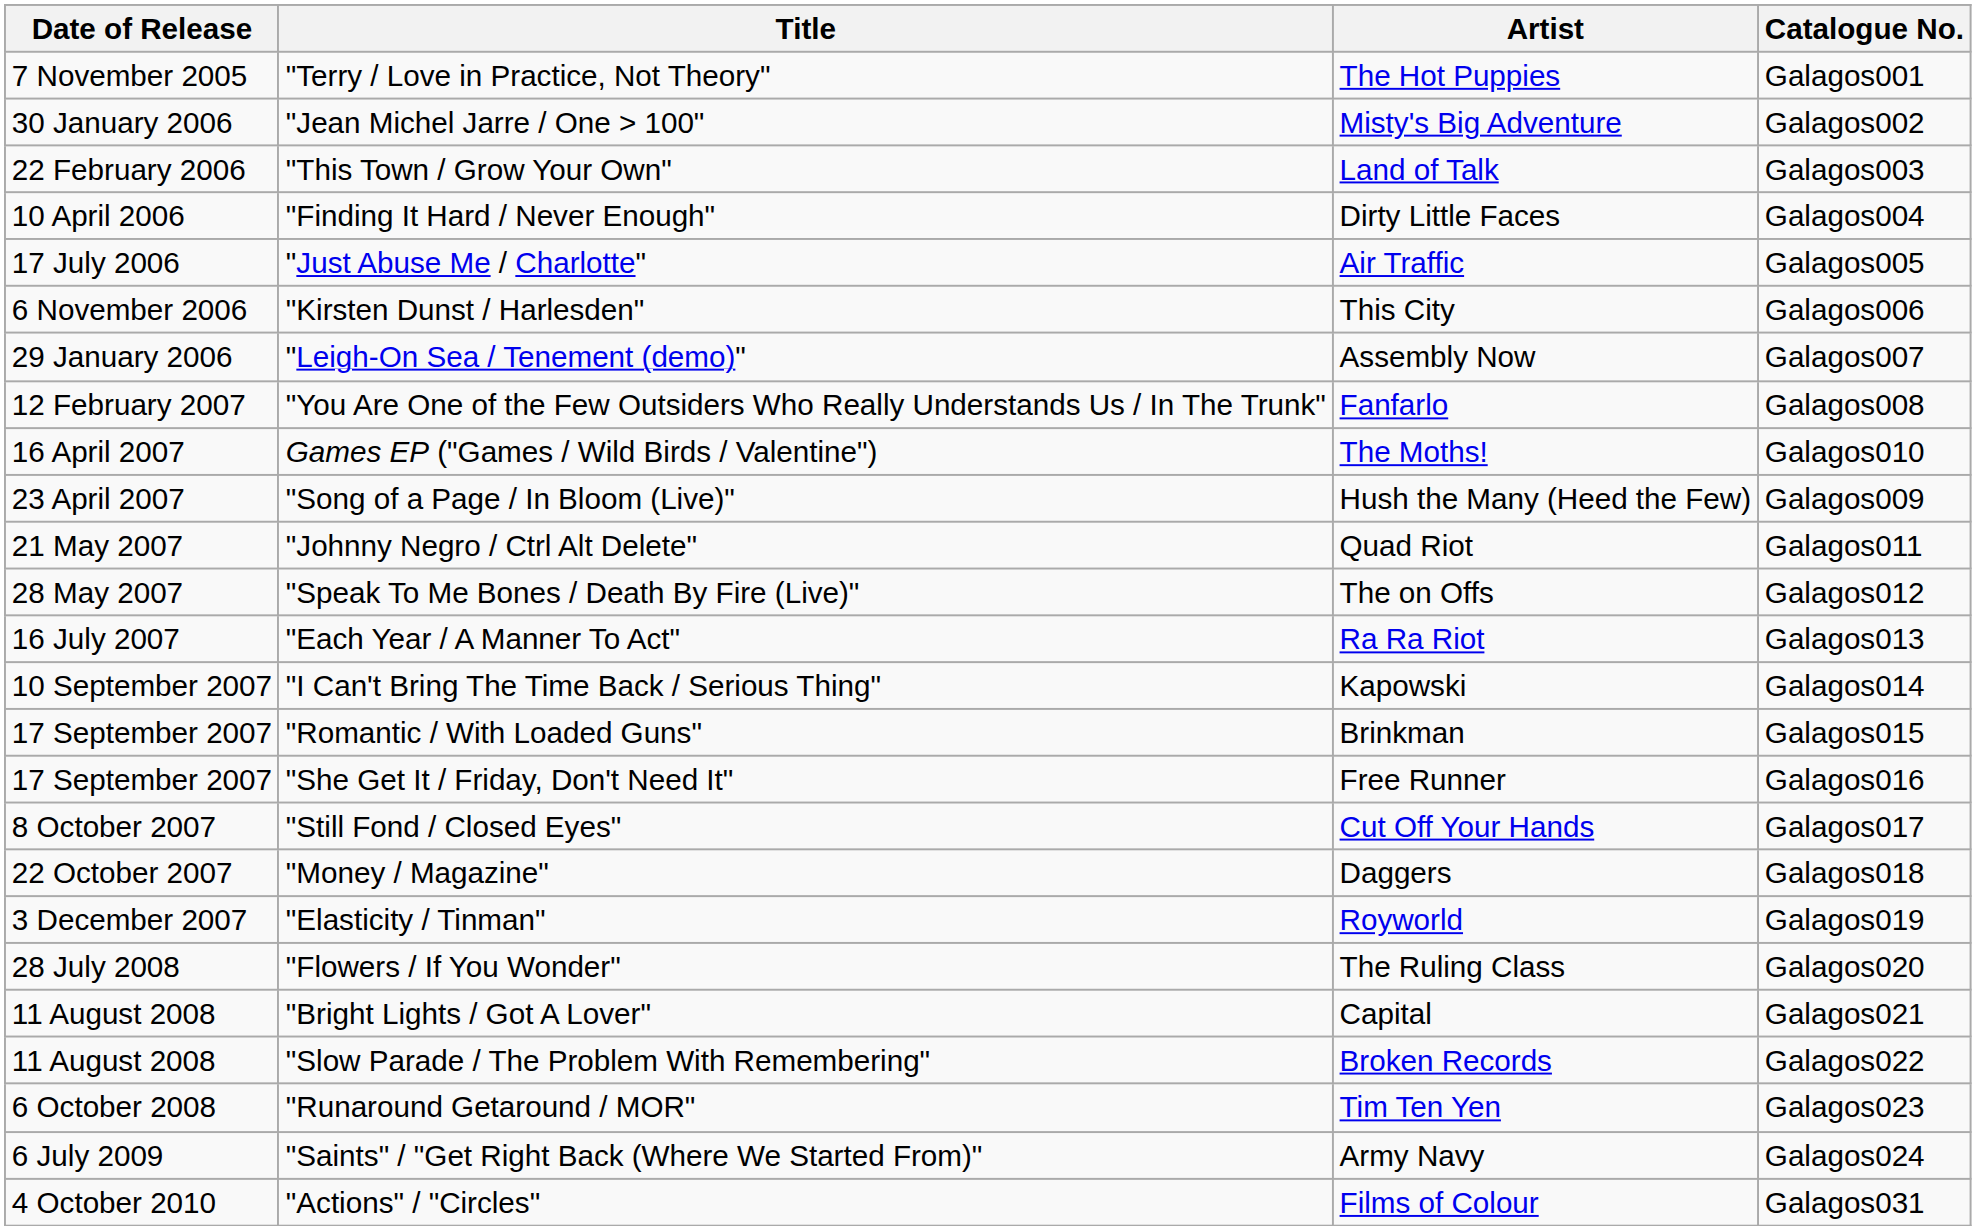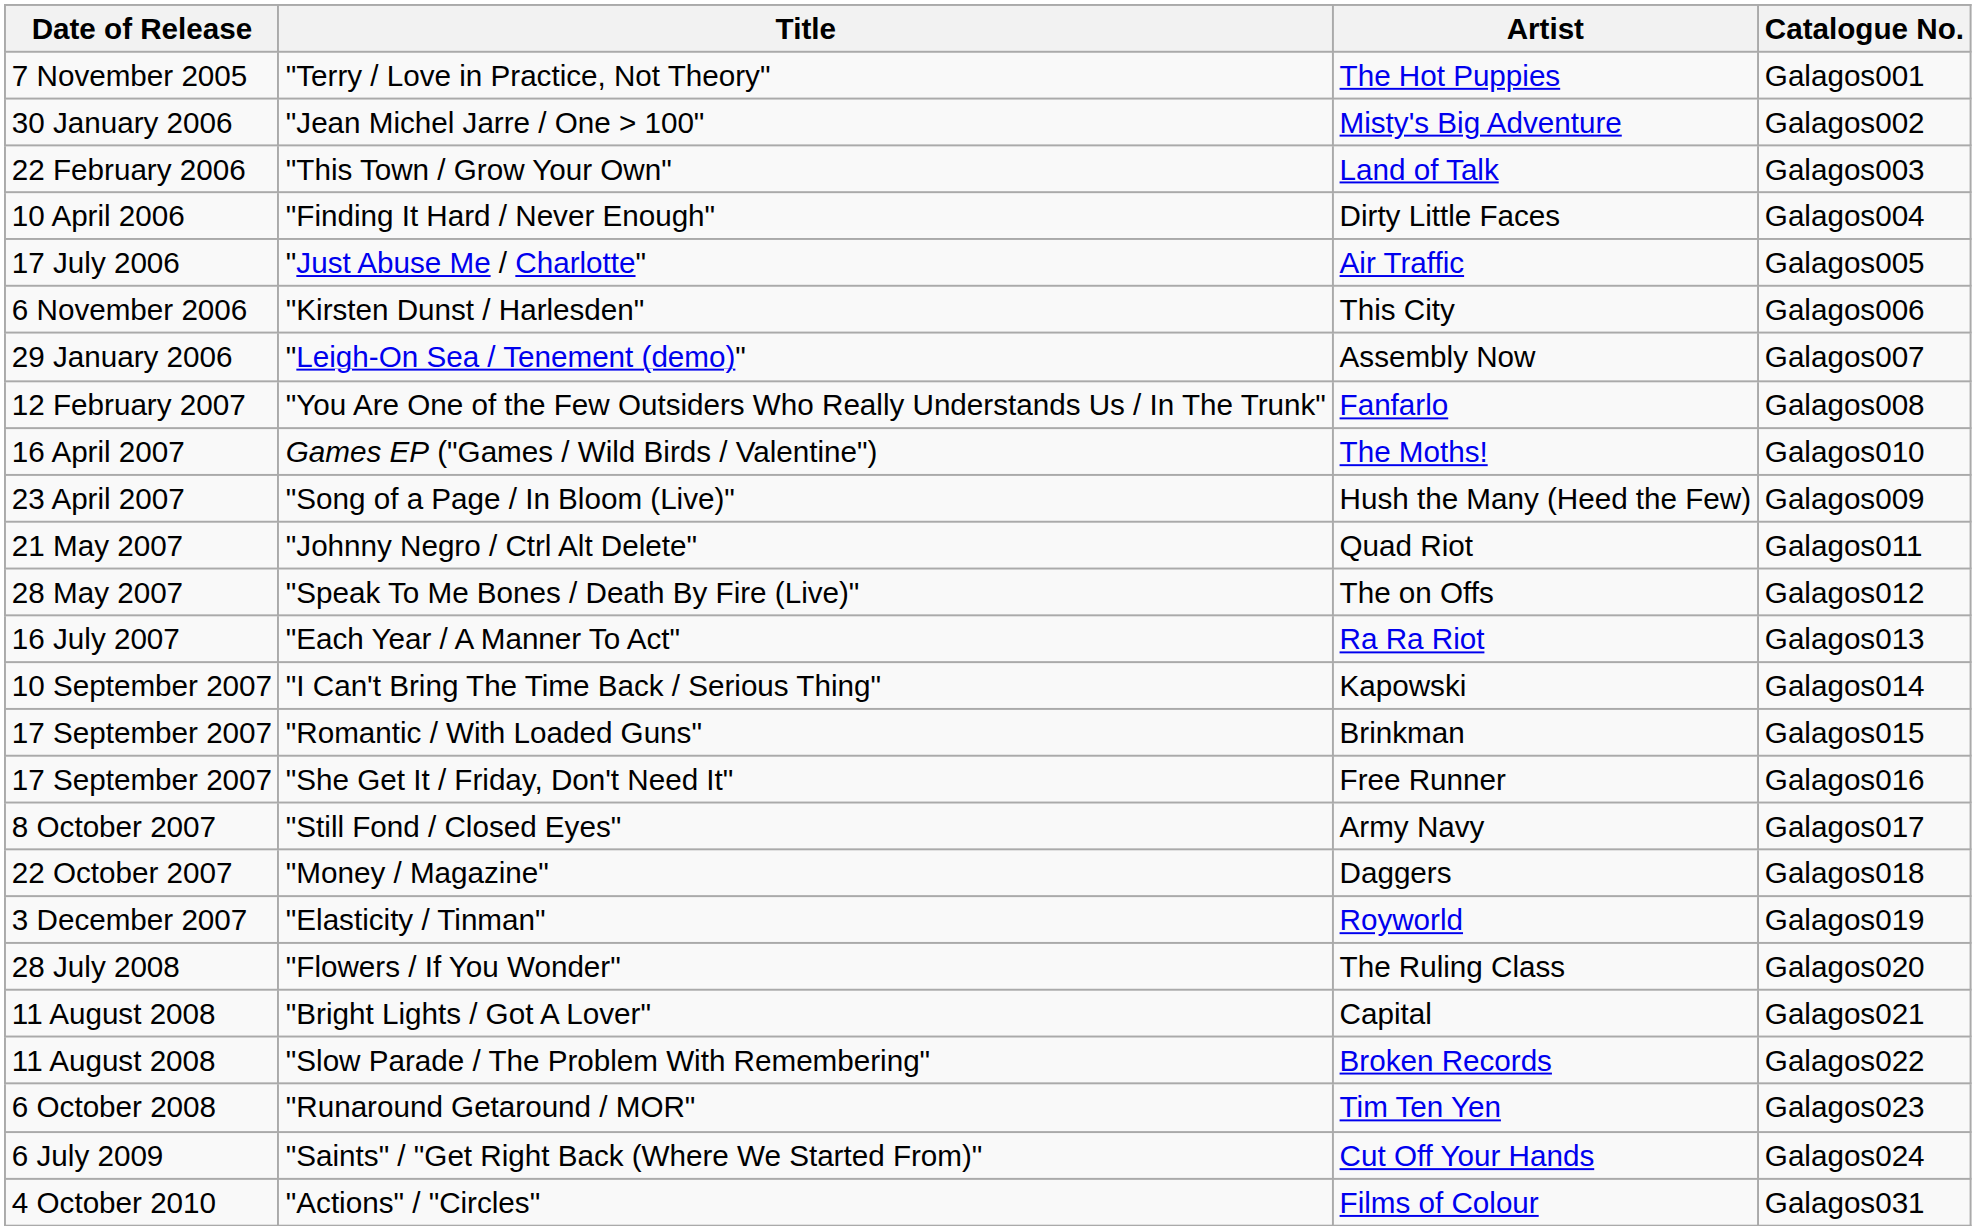(1467, 826) Cut Off Your Hands -> (1412, 826) Army Navy
(1412, 1155) Army Navy -> (1467, 1155) Cut Off Your Hands
